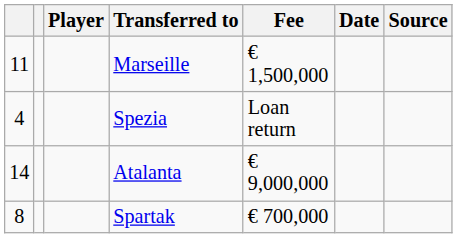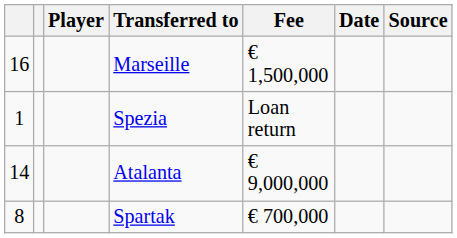(19, 63) 11 -> (19, 63) 16
(19, 118) 4 -> (19, 118) 1
